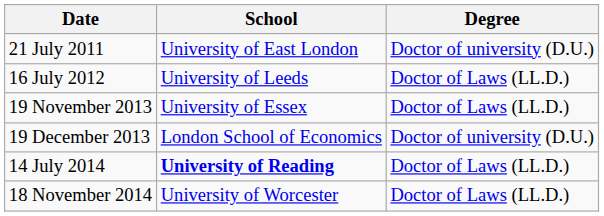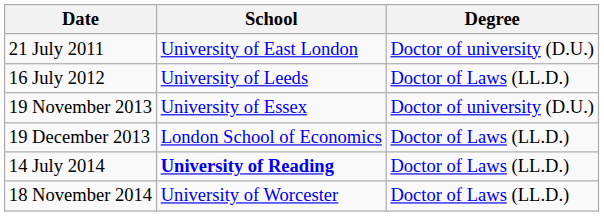(480, 107) Doctor of Laws (LL.D.) -> (492, 107) Doctor of university (D.U.)
(492, 136) Doctor of university (D.U.) -> (480, 136) Doctor of Laws (LL.D.)
